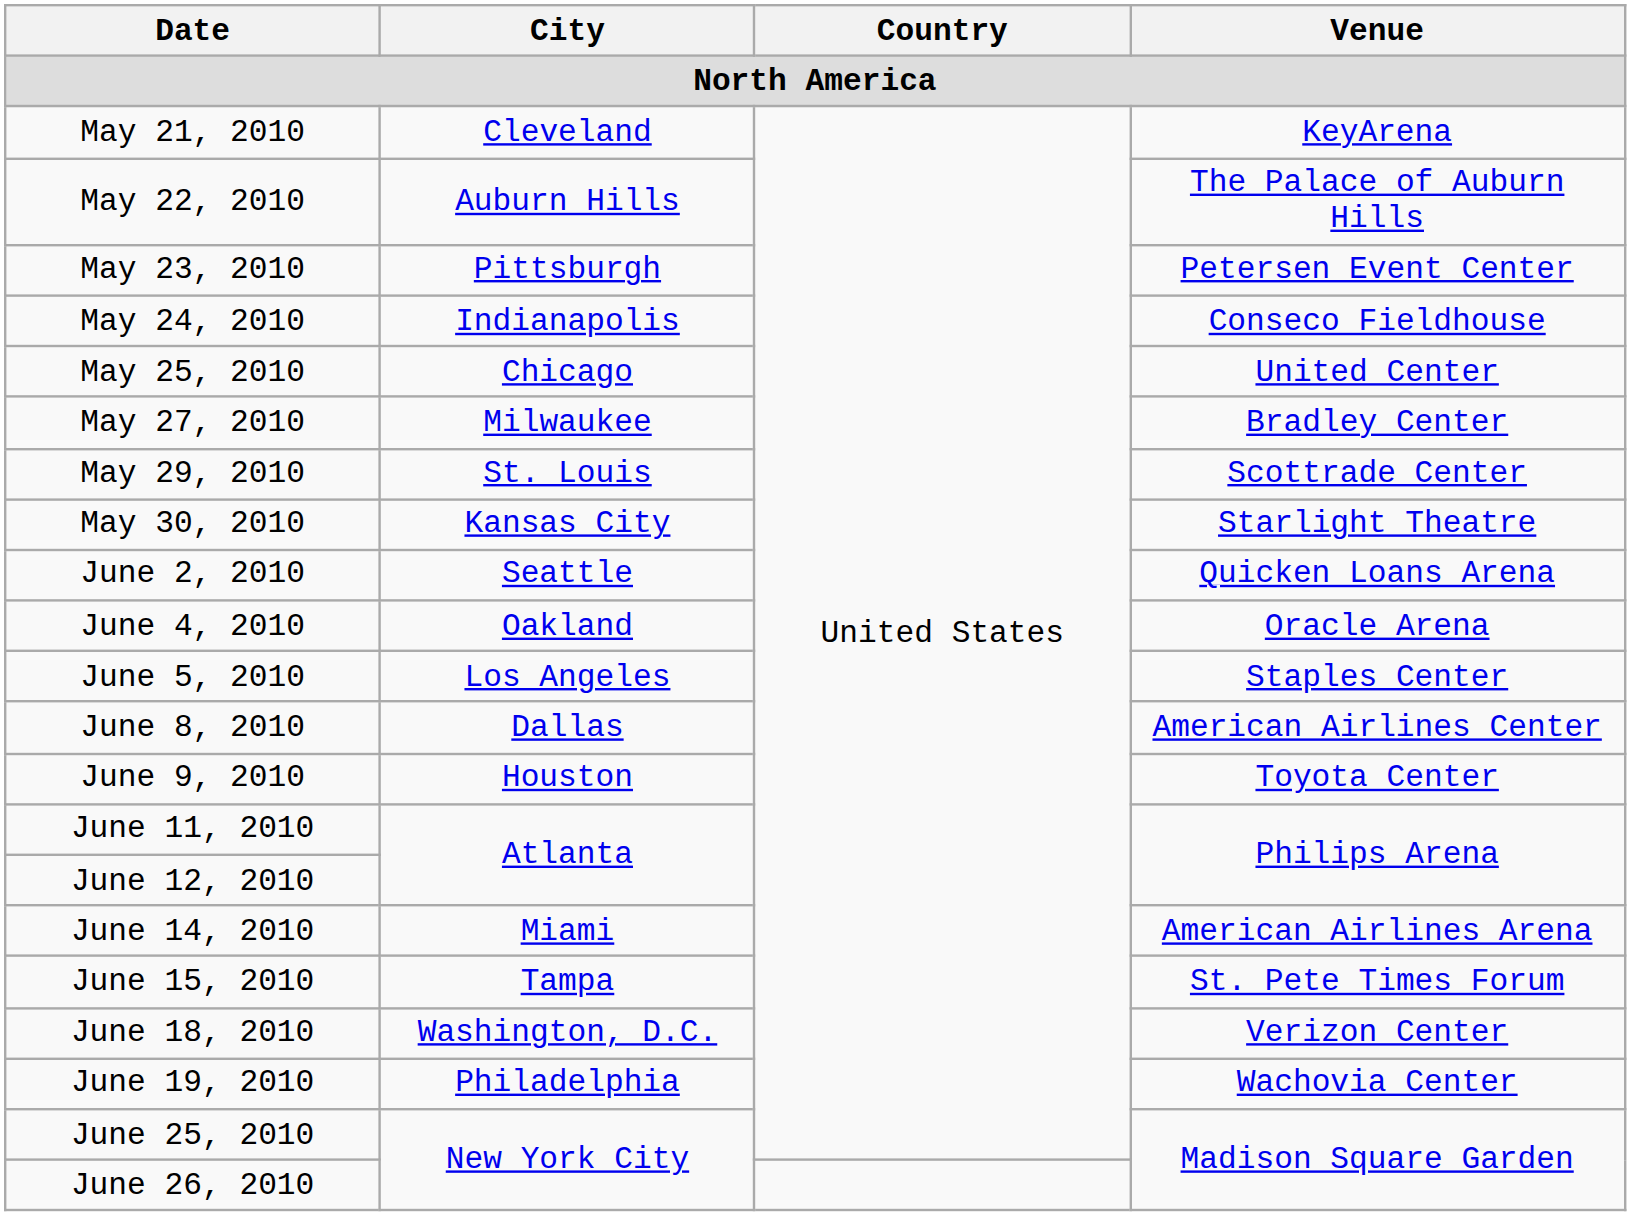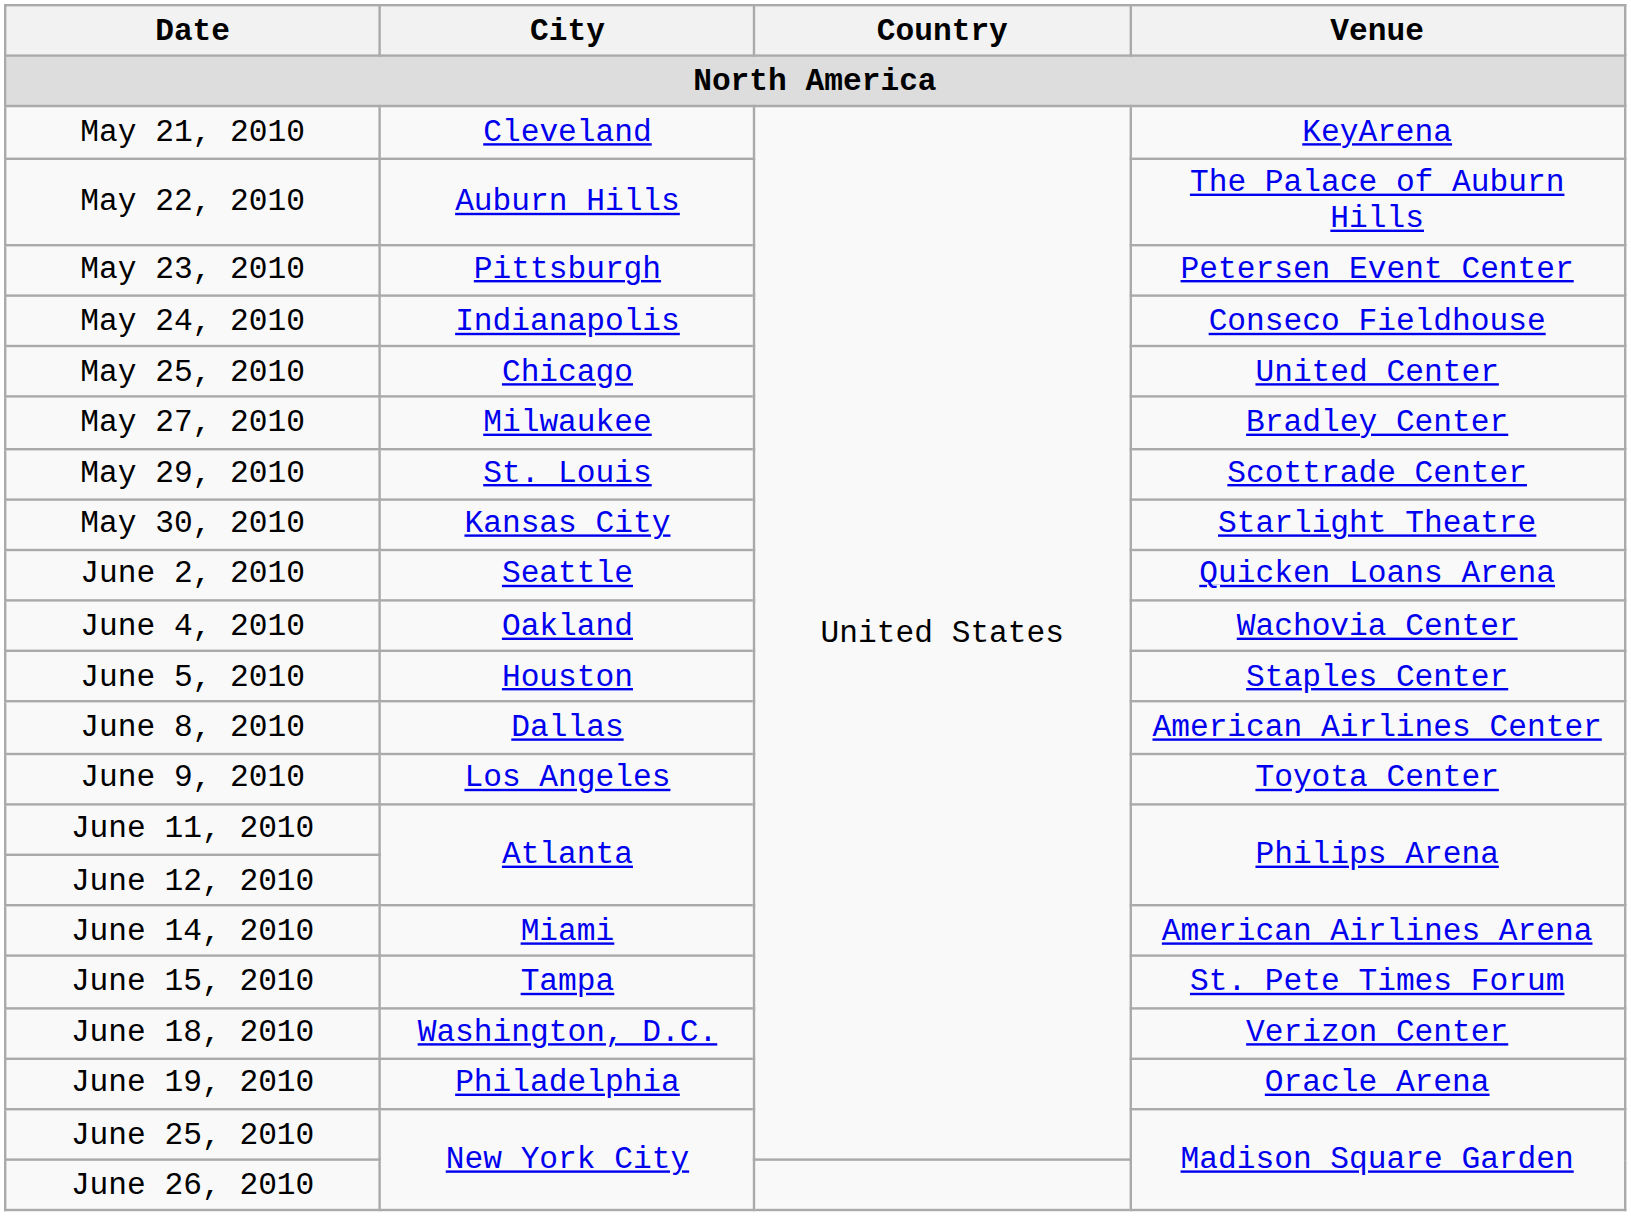(1377, 626) Oracle Arena -> (1377, 626) Wachovia Center
(567, 677) Los Angeles -> (567, 677) Houston
(567, 779) Houston -> (567, 779) Los Angeles
(1377, 1084) Wachovia Center -> (1377, 1084) Oracle Arena
